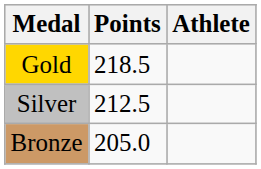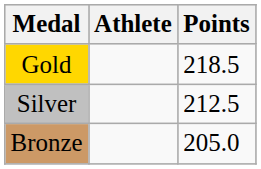columns swapped: (211, 24) <-> (127, 24)
